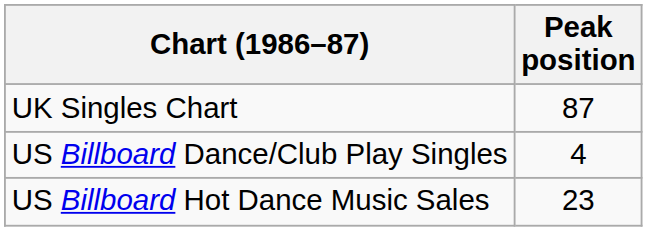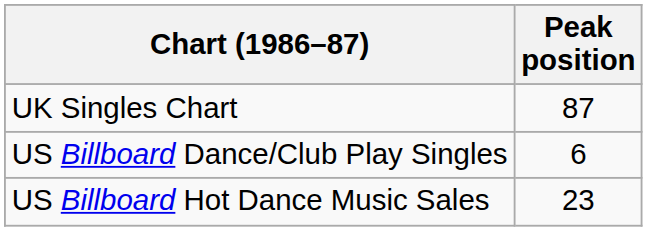(578, 154) 4 -> (578, 154) 6
